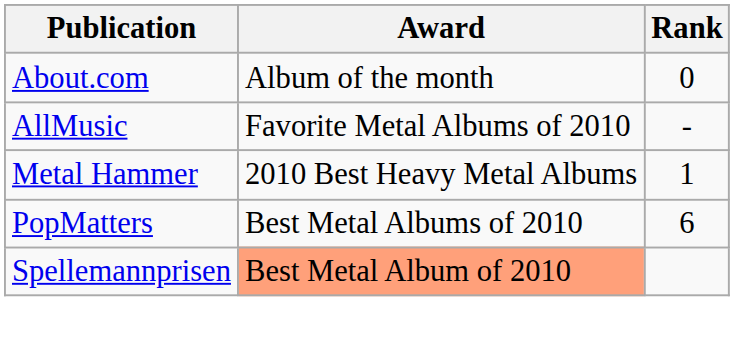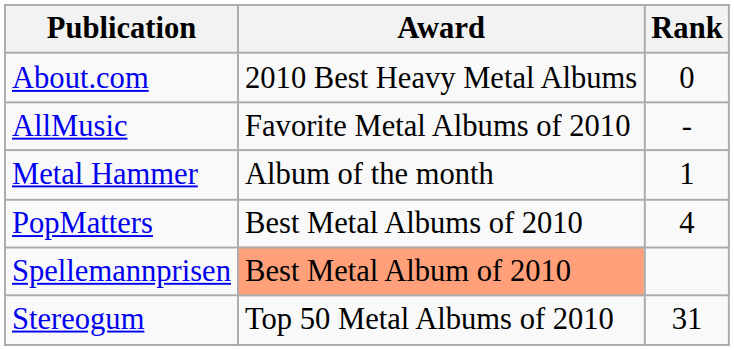(369, 77) Album of the month -> (441, 77) 2010 Best Heavy Metal Albums
(441, 174) 2010 Best Heavy Metal Albums -> (369, 174) Album of the month
(687, 222) 6 -> (687, 222) 4
+ row: (78, 319)
